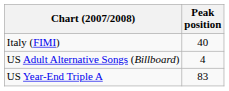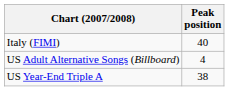(203, 77) 83 -> (203, 77) 38
